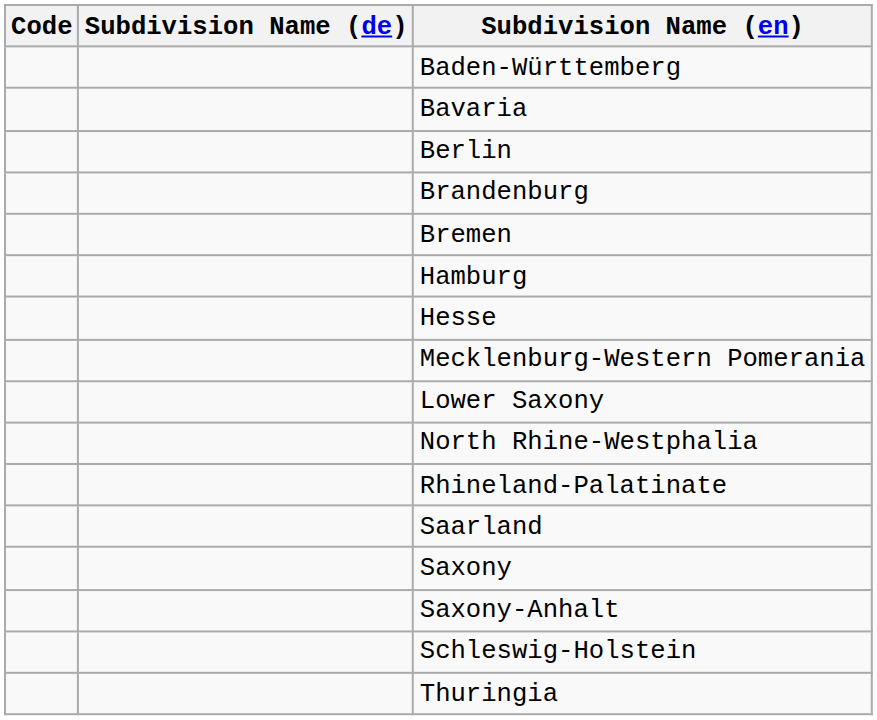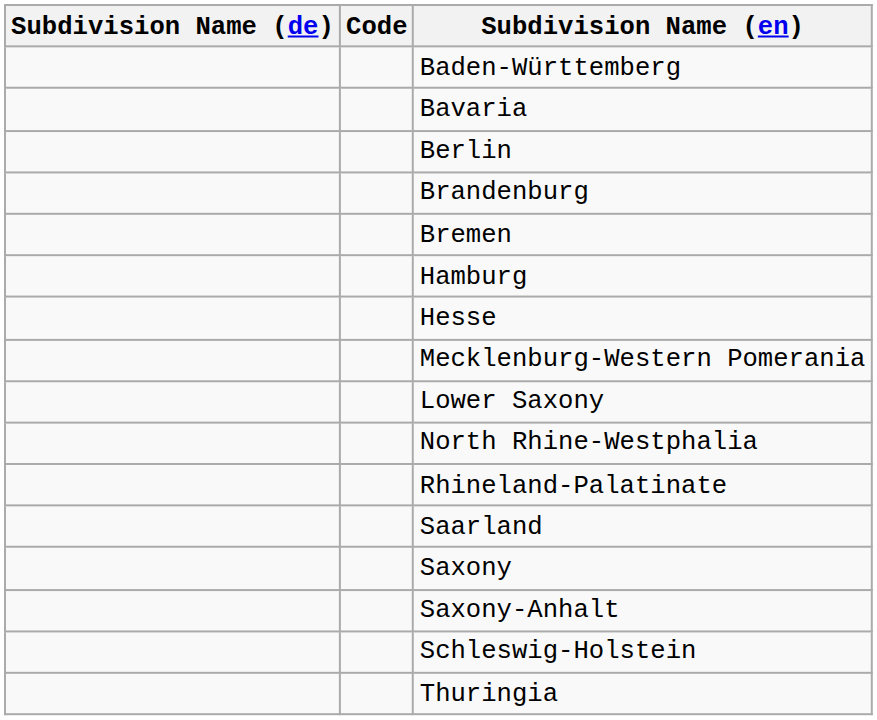columns swapped: (42, 26) <-> (246, 26)
